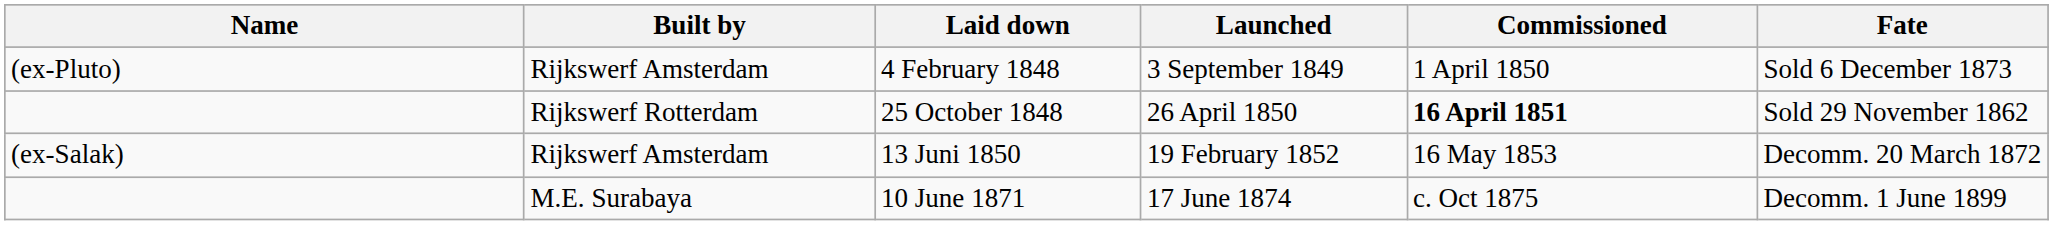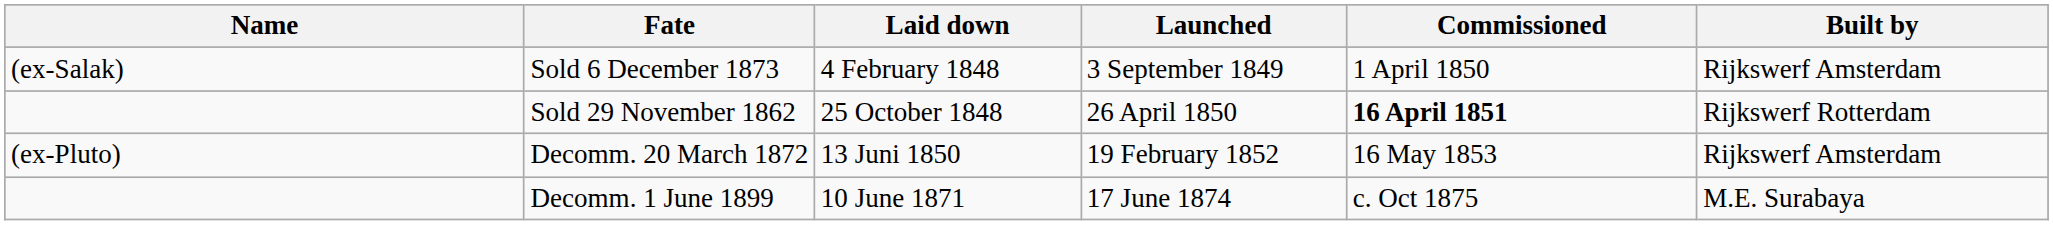columns swapped: (700, 25) <-> (1902, 25)
(66, 68) (ex-Pluto) -> (67, 68) (ex-Salak)
(67, 154) (ex-Salak) -> (66, 154) (ex-Pluto)
